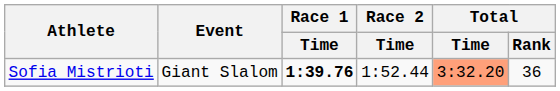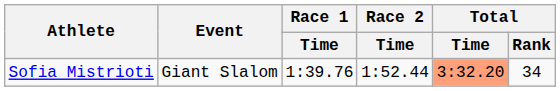(319, 72) bold -> (319, 72) normal
(532, 72) 36 -> (532, 72) 34
